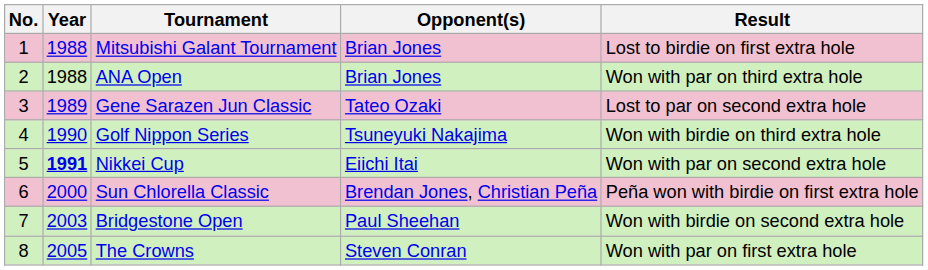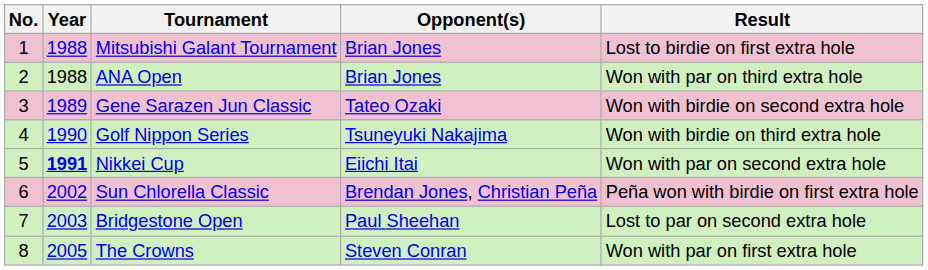(736, 106) Lost to par on second extra hole -> (755, 106) Won with birdie on second extra hole
(67, 192) 2000 -> (67, 192) 2002
(755, 221) Won with birdie on second extra hole -> (736, 221) Lost to par on second extra hole
